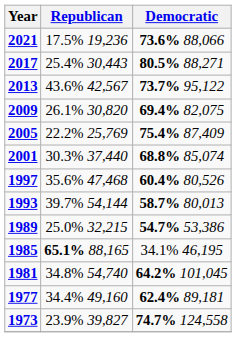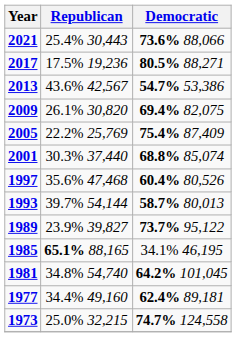(87, 40) 17.5% 19,236 -> (87, 40) 25.4% 30,443
(87, 63) 25.4% 30,443 -> (87, 63) 17.5% 19,236
(182, 86) 73.7% 95,122 -> (182, 86) 54.7% 53,386
(87, 226) 25.0% 32,215 -> (87, 226) 23.9% 39,827
(182, 226) 54.7% 53,386 -> (182, 226) 73.7% 95,122
(87, 320) 23.9% 39,827 -> (87, 320) 25.0% 32,215
